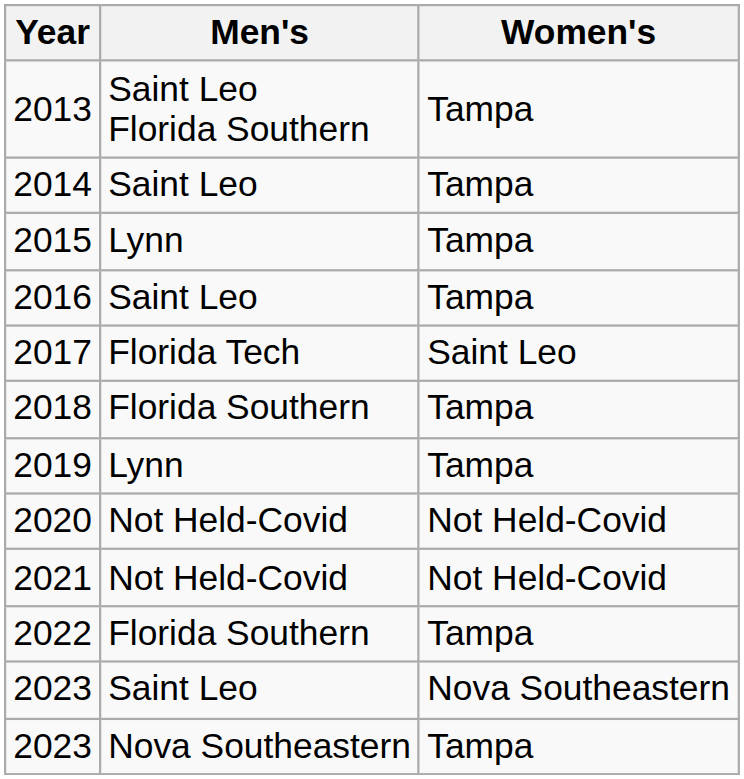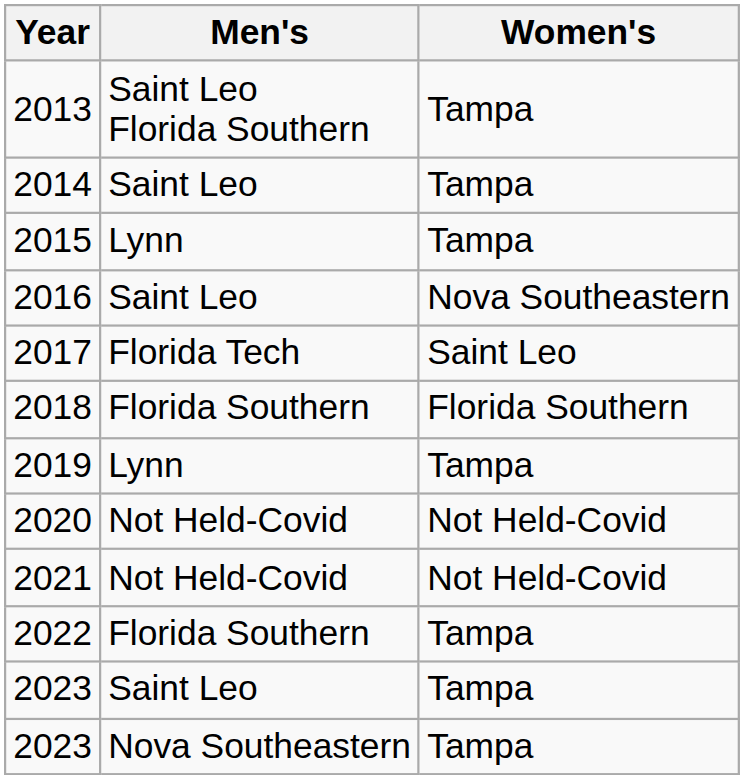(480, 296) Tampa -> (579, 296) Nova Southeastern
(480, 408) Tampa -> (558, 408) Florida Southern
(579, 689) Nova Southeastern -> (480, 689) Tampa
